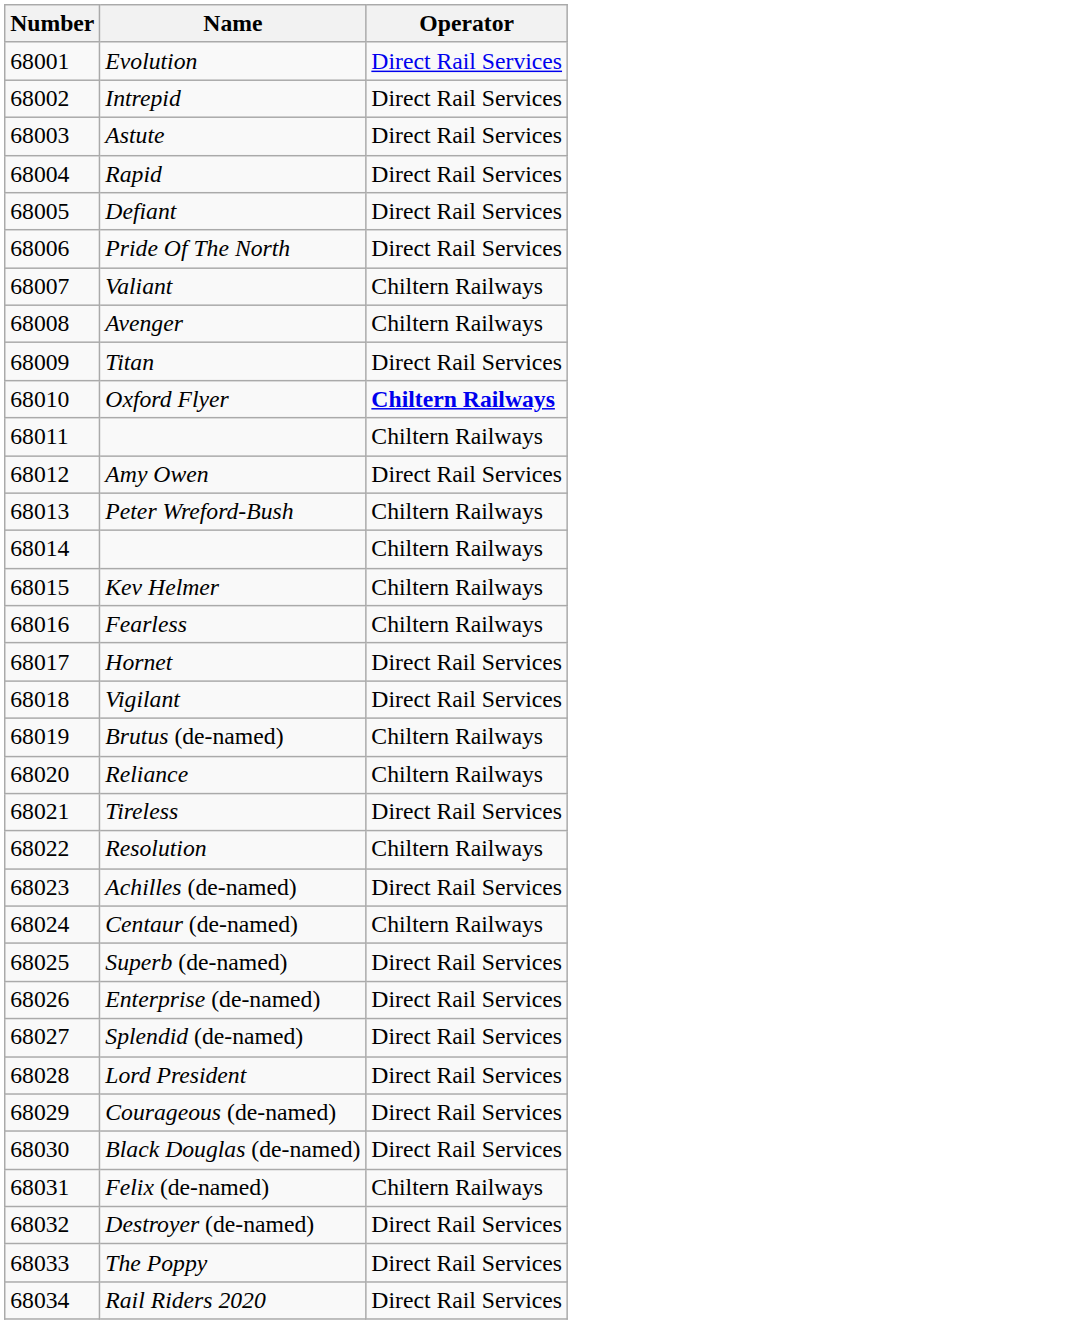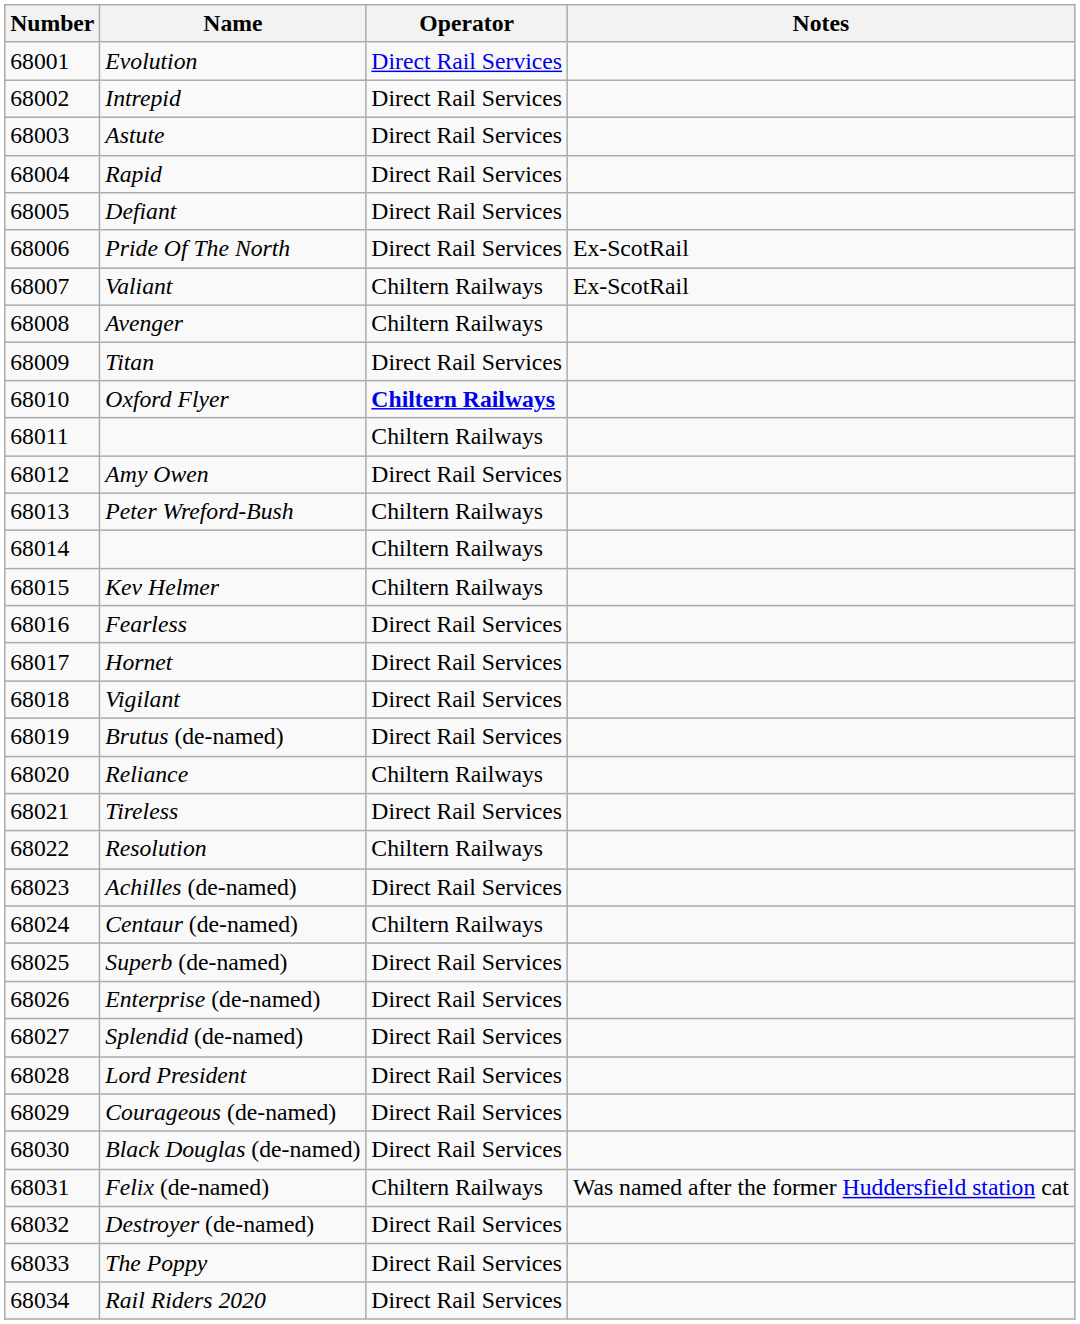+ column: (821, 23)
(457, 624) Chiltern Railways -> (467, 624) Direct Rail Services
(457, 736) Chiltern Railways -> (467, 736) Direct Rail Services
